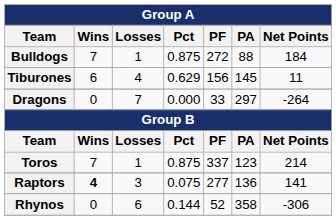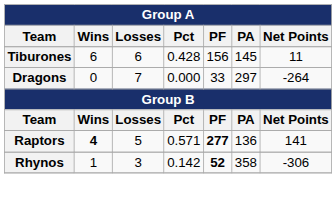- row: (39, 57)
(138, 78) 4 -> (138, 57) 6
(184, 78) 0.629 -> (184, 57) 0.428
- row: (39, 162)
(138, 183) 3 -> (138, 141) 5
(184, 183) 0.075 -> (184, 141) 0.571
(218, 183) normal -> (218, 141) bold
(93, 204) 0 -> (93, 162) 1
(138, 204) 6 -> (138, 162) 3
(184, 204) 0.144 -> (184, 162) 0.142
(218, 204) normal -> (218, 162) bold
